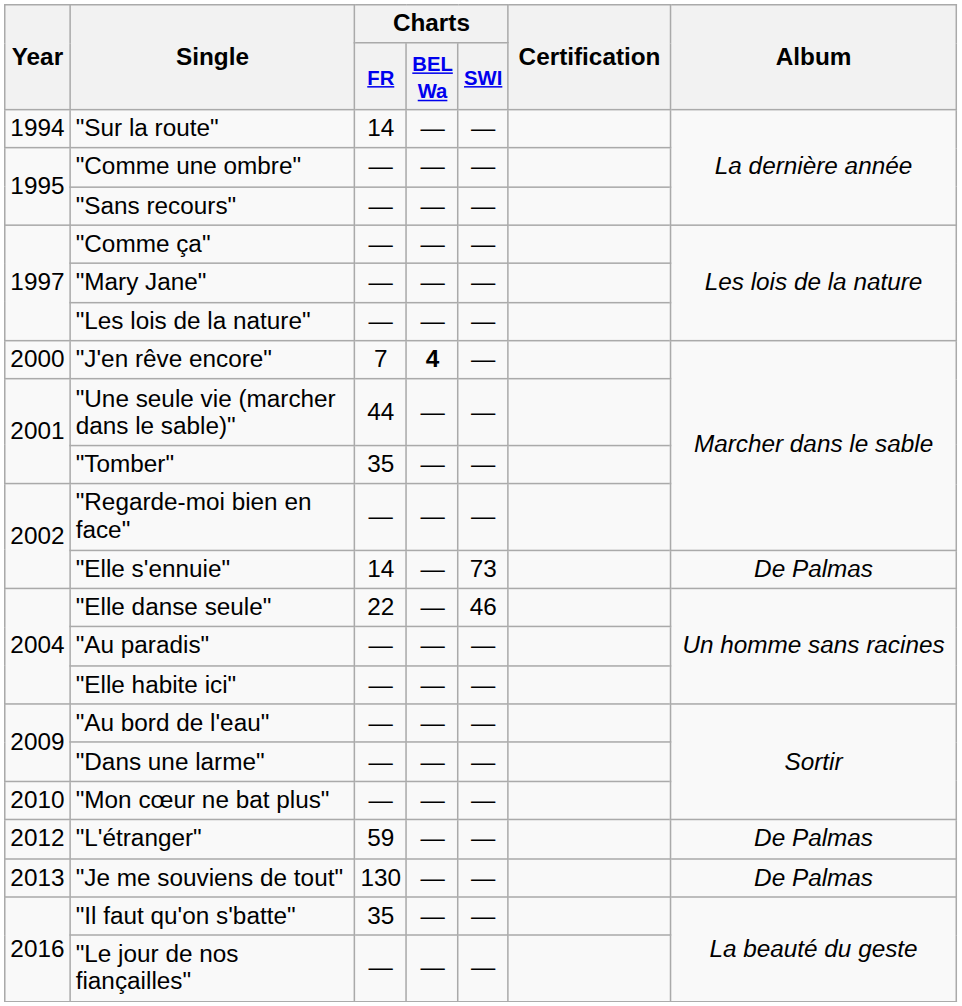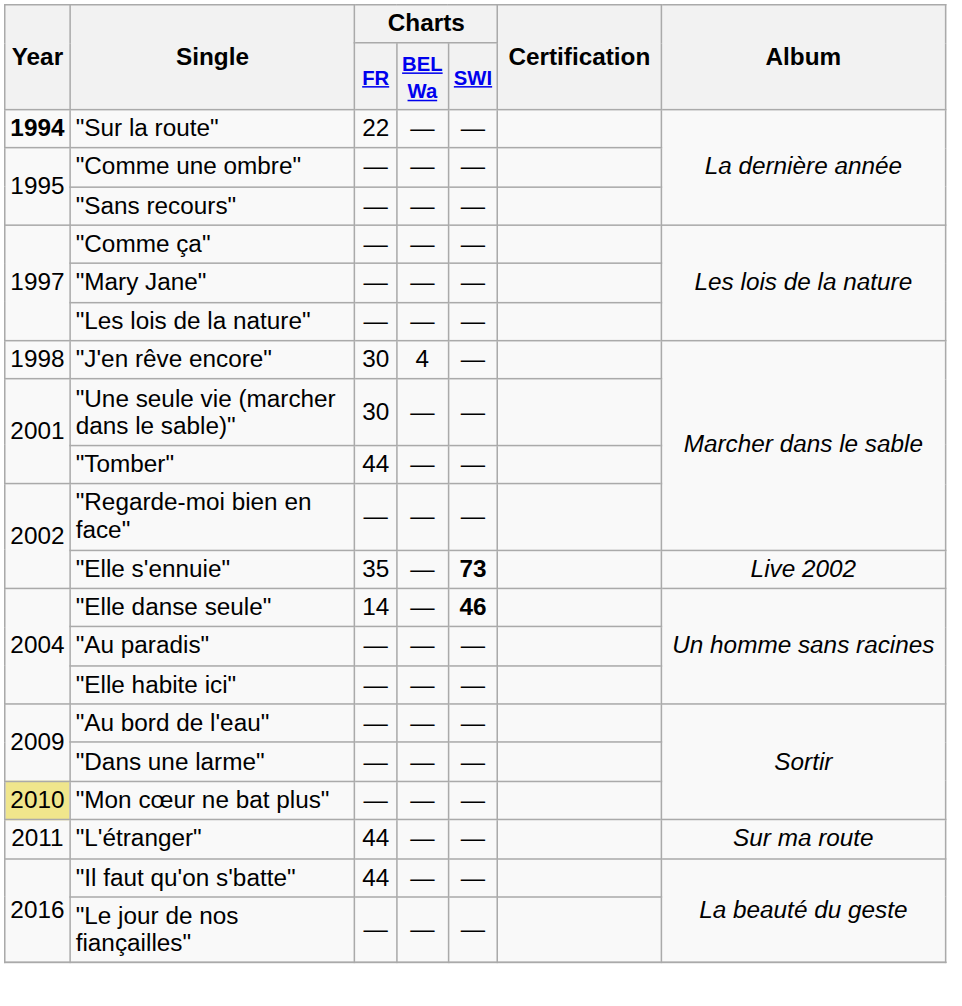(37, 128) normal -> (37, 128) bold
(381, 128) 14 -> (376, 128) 22
(37, 359) 2000 -> (37, 359) 1998
(381, 359) 7 -> (376, 359) 30
(433, 359) bold -> (422, 359) normal
(381, 411) 44 -> (376, 411) 30
(381, 464) 35 -> (376, 464) 44
(381, 568) 14 -> (376, 568) 35
(483, 568) normal -> (473, 568) bold
(814, 568) De Palmas -> (803, 568) Live 2002
(381, 607) 22 -> (376, 607) 14
(483, 607) normal -> (473, 607) bold
(37, 800) no background -> (37, 800) khaki background
(37, 838) 2012 -> (37, 838) 2011
(381, 838) 59 -> (376, 838) 44
(814, 838) De Palmas -> (803, 838) Sur ma route
- row: (209, 877)
(381, 915) 35 -> (376, 877) 44
